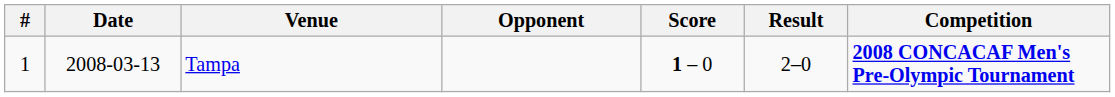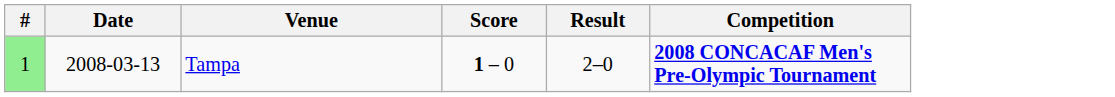- column: (541, 20)
(25, 63) no background -> (25, 63) lightgreen background
